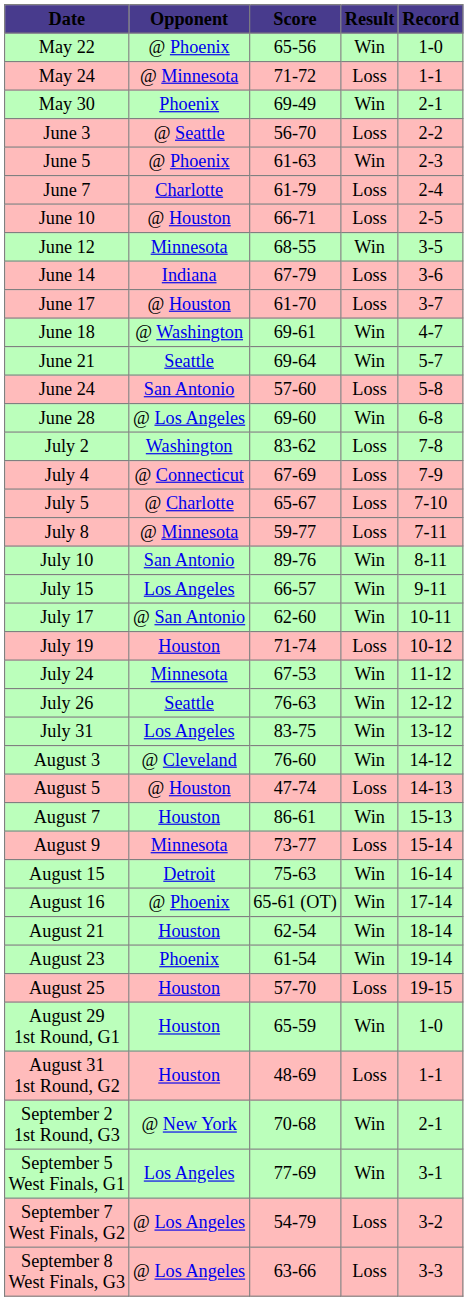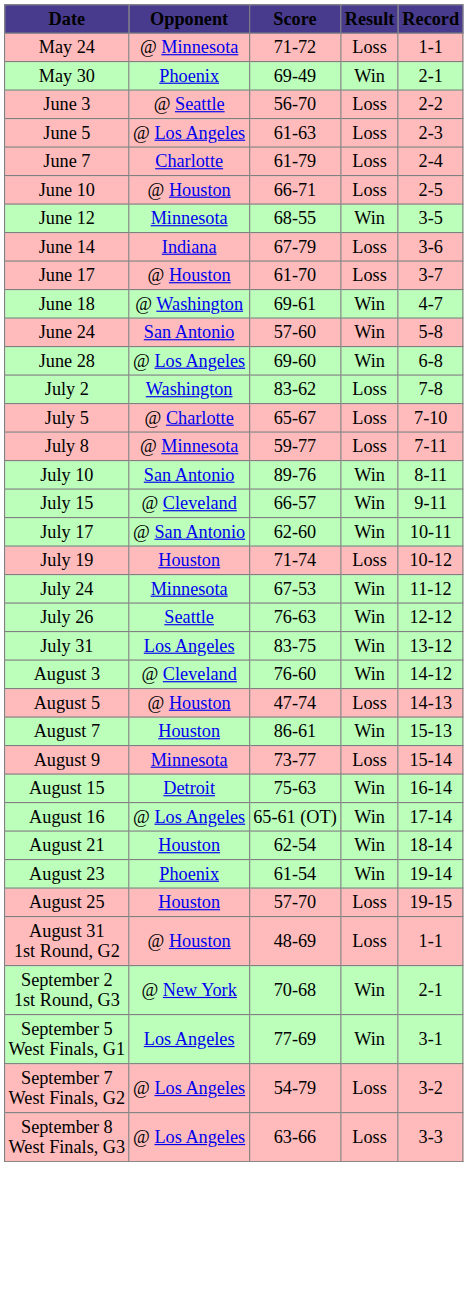- row: (67, 47)
(189, 161) @ Phoenix -> (189, 132) @ Los Angeles
(370, 161) Win -> (370, 132) Loss
- row: (67, 360)
(370, 389) Loss -> (370, 332) Win
- row: (67, 474)
(189, 588) Los Angeles -> (189, 503) @ Cleveland
(189, 902) @ Phoenix -> (189, 816) @ Los Angeles
- row: (67, 1026)
(189, 1075) Houston -> (189, 941) @ Houston
